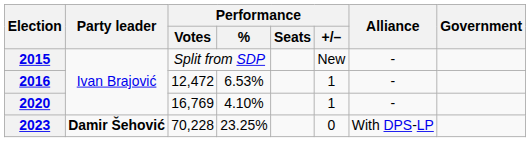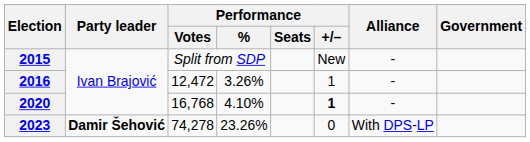(244, 81) 6.53% -> (244, 81) 3.26%
(193, 103) 16,769 -> (193, 103) 16,768
(331, 103) normal -> (331, 103) bold
(193, 125) 70,228 -> (193, 125) 74,278
(244, 125) 23.25% -> (244, 125) 23.26%
